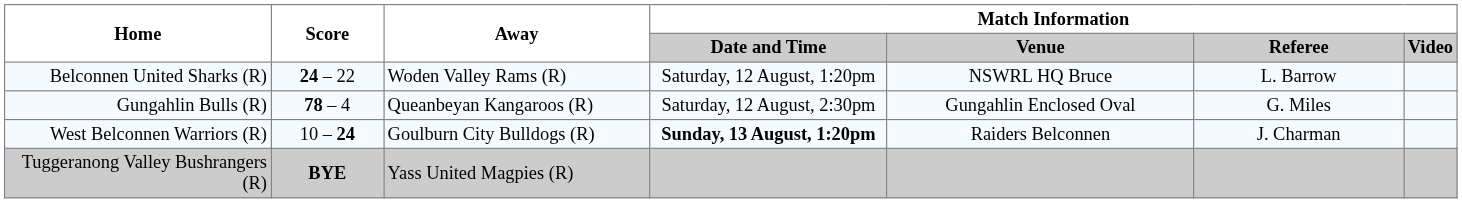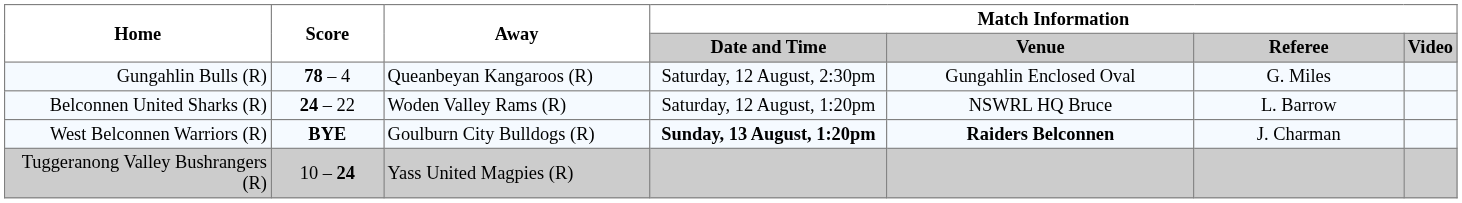rows swapped: (158, 76) <-> (192, 105)
(327, 133) 10 – 24 -> (327, 133) BYE
(1040, 133) normal -> (1040, 133) bold
(327, 172) BYE -> (327, 172) 10 – 24
